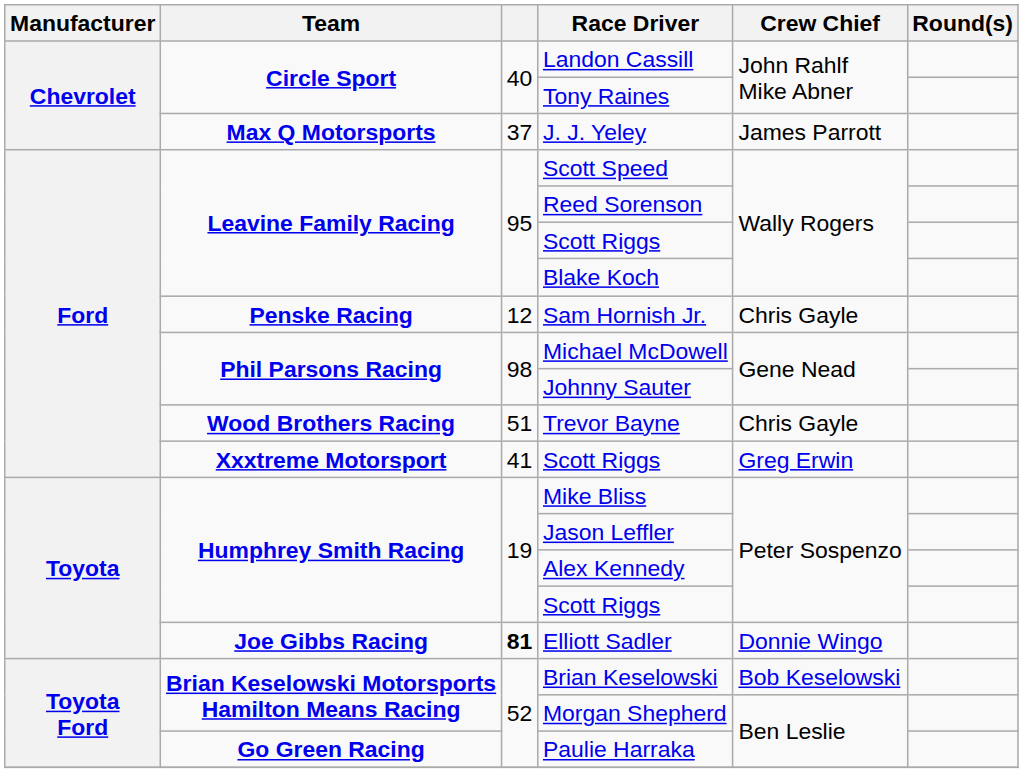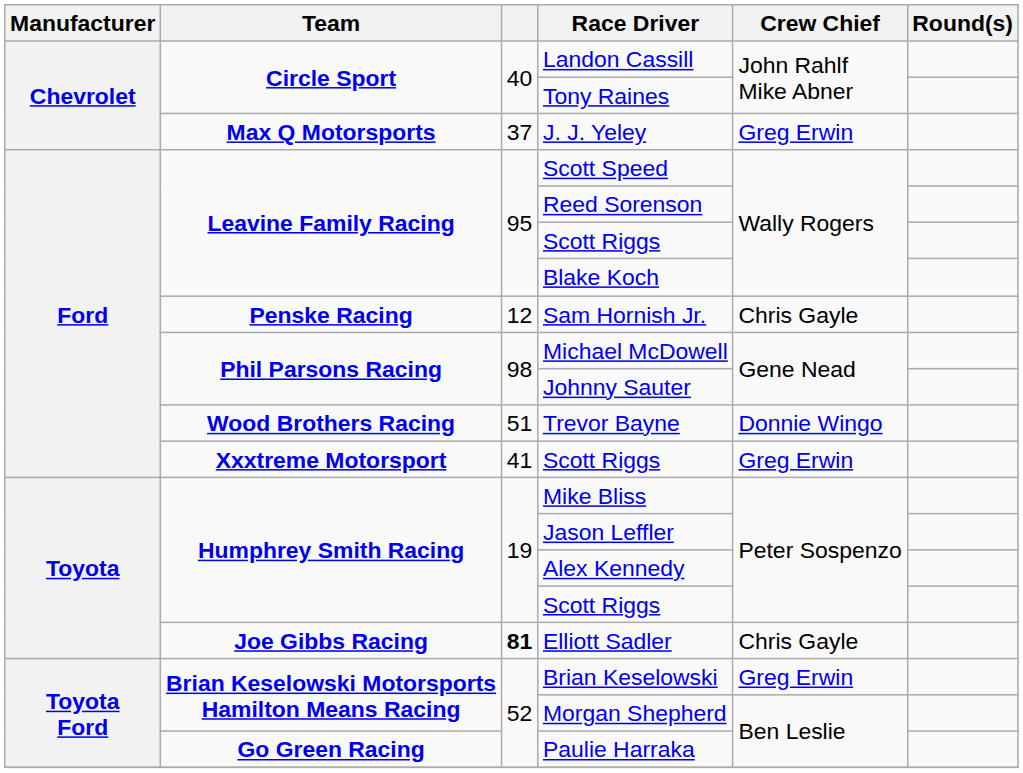(810, 132) James Parrott -> (796, 132) Greg Erwin
(798, 423) Chris Gayle -> (810, 423) Donnie Wingo
(810, 641) Donnie Wingo -> (798, 641) Chris Gayle
(819, 677) Bob Keselowski -> (796, 677) Greg Erwin
